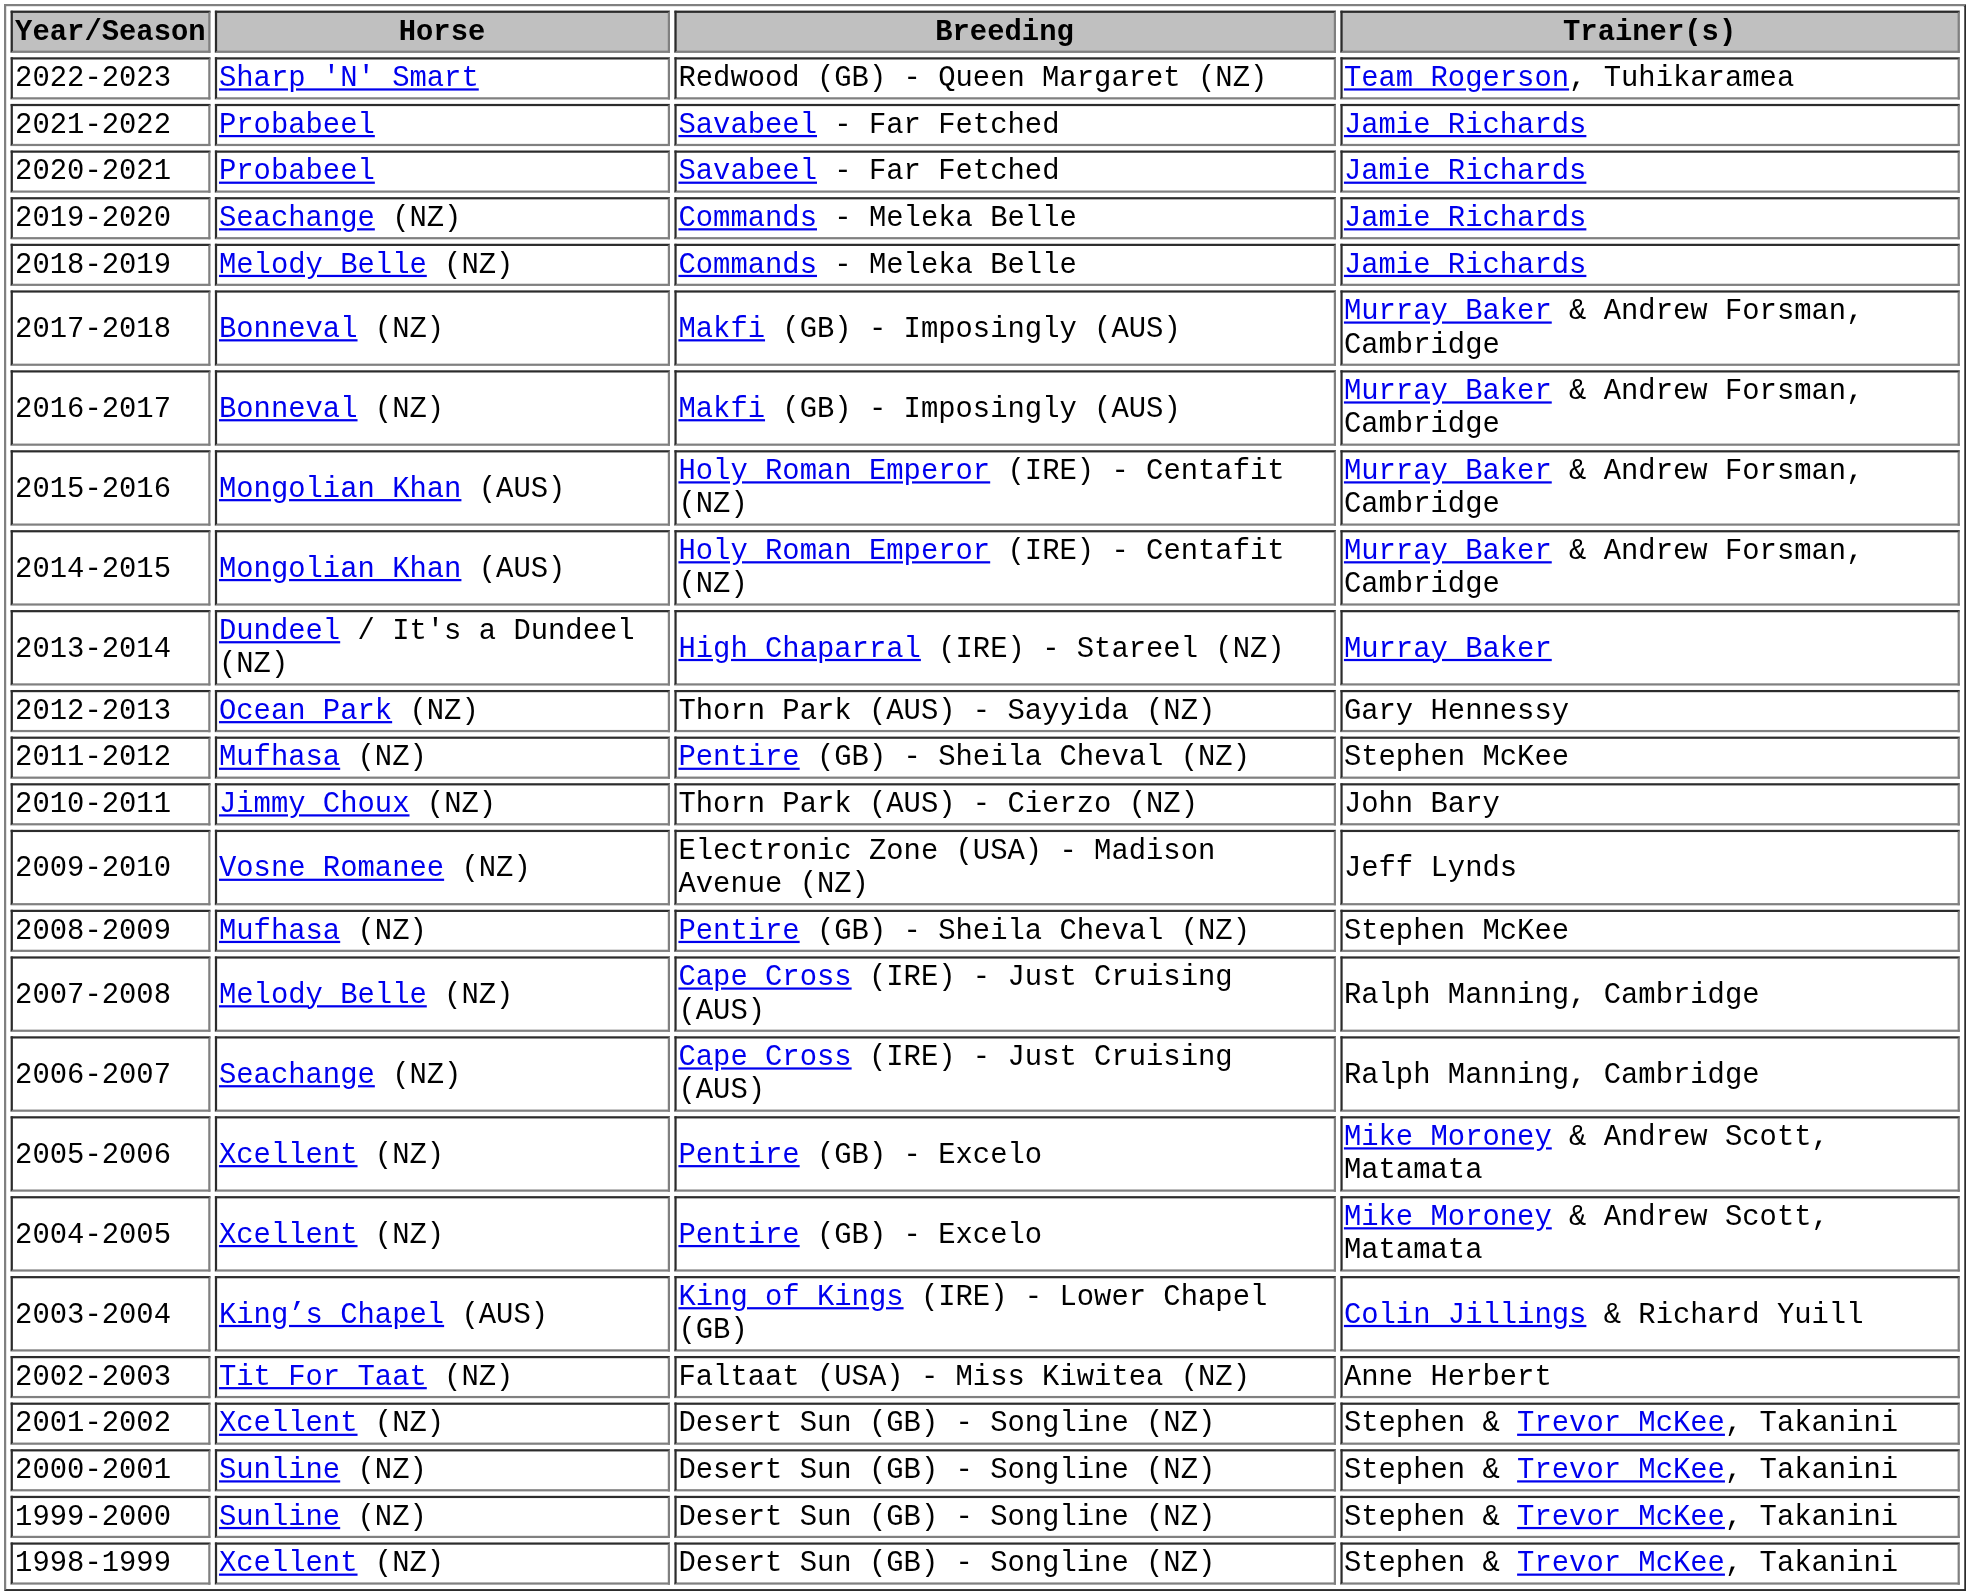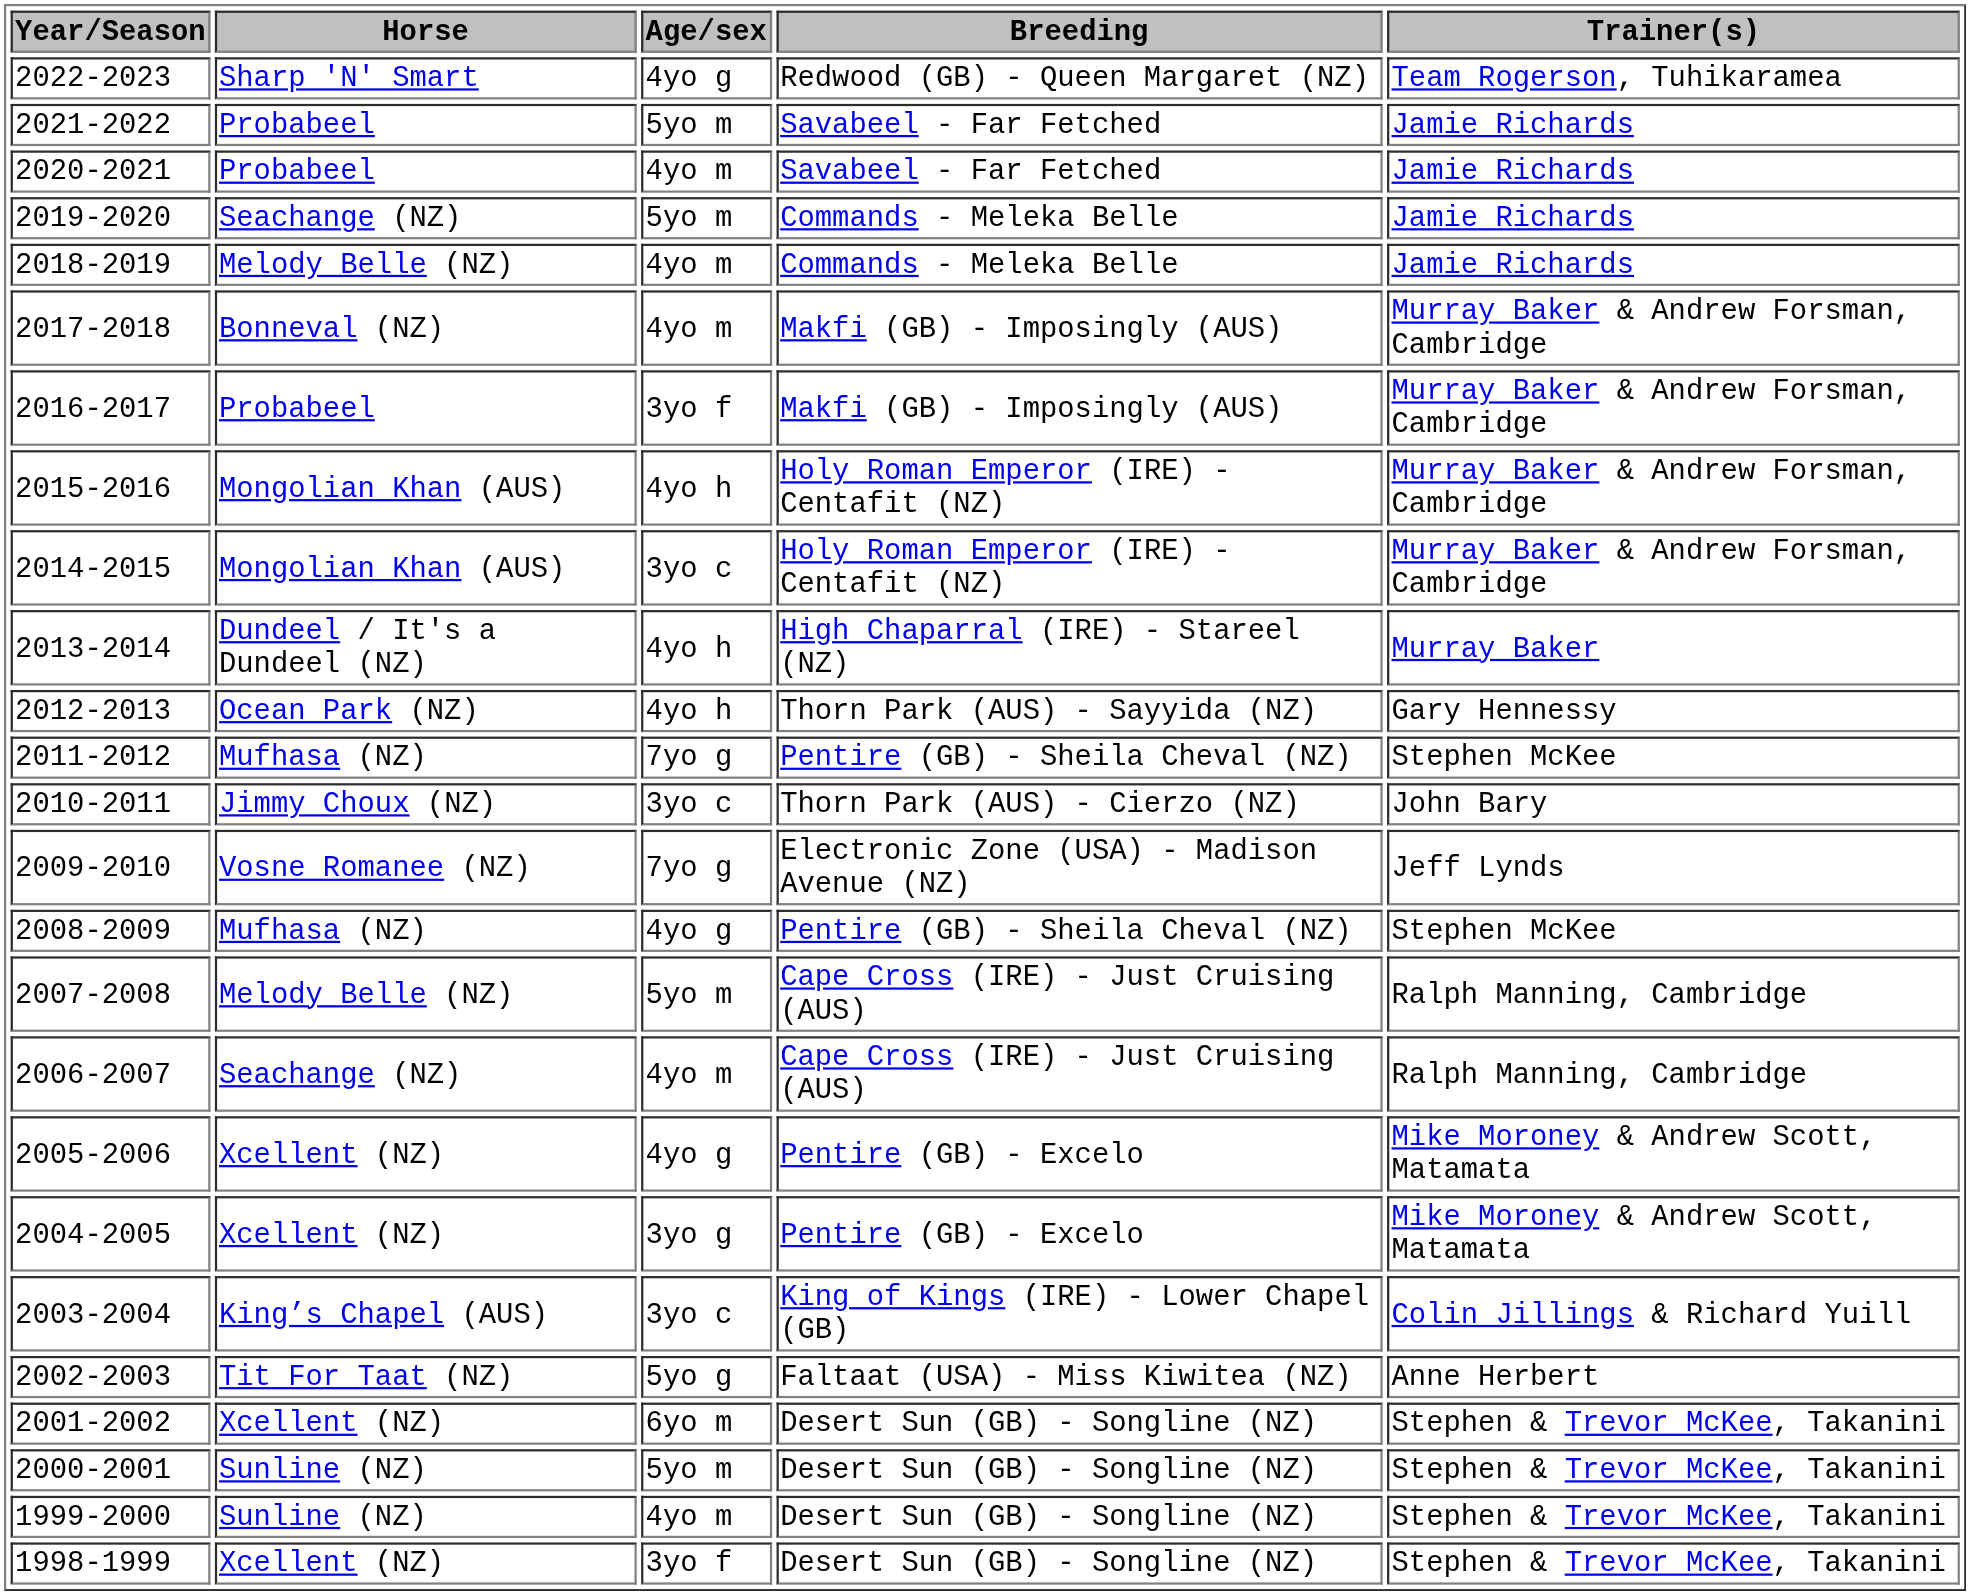+ column: (706, 32)
(332, 408) Bonneval (NZ) -> (297, 408) Probabeel
